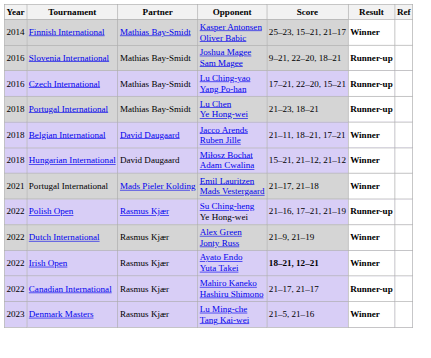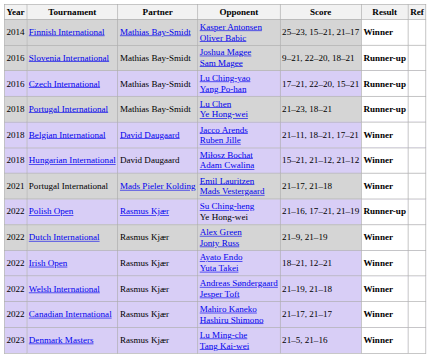(294, 263) bold -> (307, 263) normal
+ row: (239, 289)
(371, 289) Runner-up -> (378, 315) Winner
